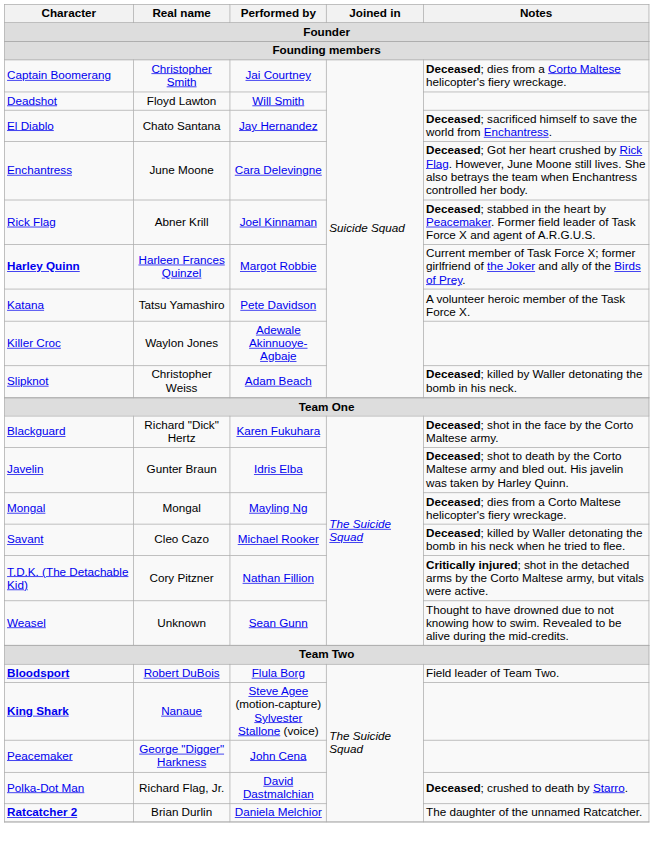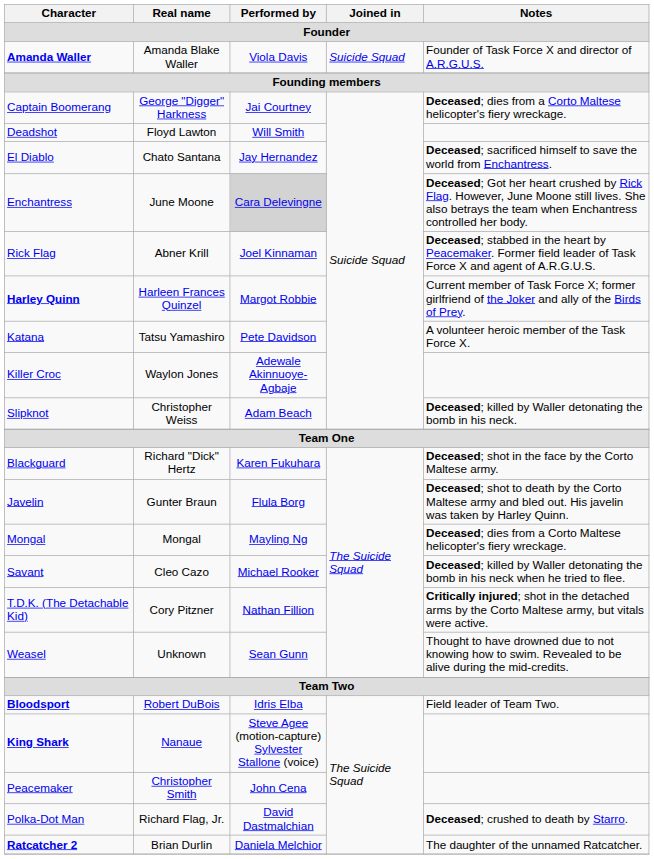+ row: (49, 57)
(182, 75) Christopher Smith -> (182, 107) George "Digger" Harkness
(278, 170) no background -> (278, 202) lightgrey background
(278, 470) Idris Elba -> (278, 501) Flula Borg
(278, 673) Flula Borg -> (278, 704) Idris Elba
(182, 756) George "Digger" Harkness -> (182, 788) Christopher Smith
